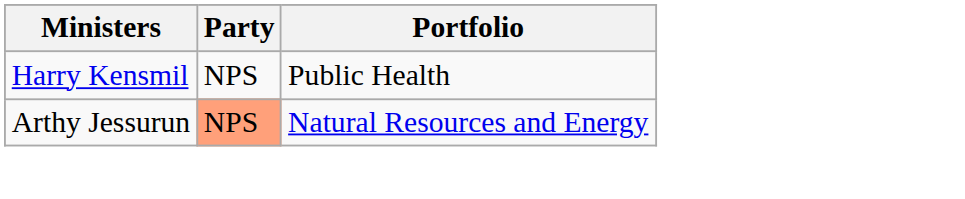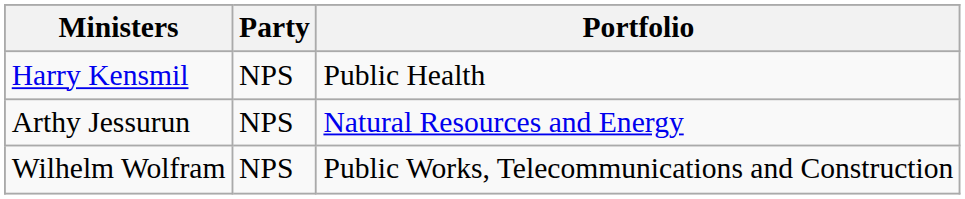(231, 121) lightsalmon background -> (266, 121) no background
+ row: (119, 168)
